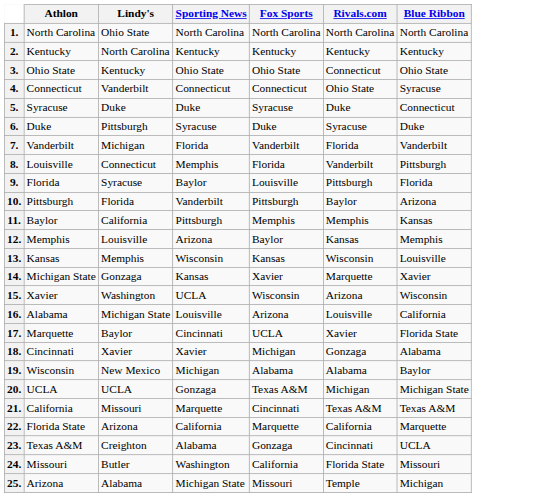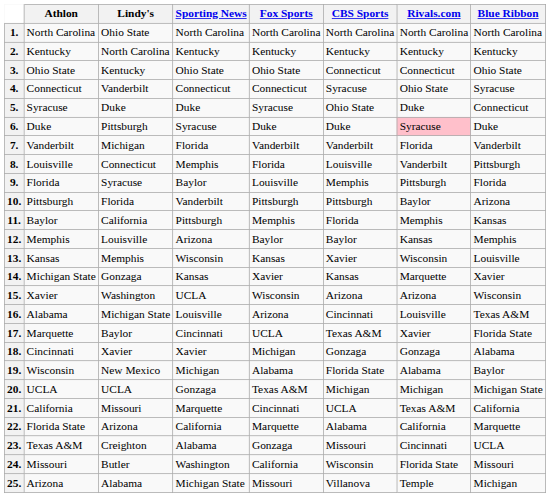+ column: (360, 14)
(346, 126) no background -> (420, 126) pink background
(423, 314) California -> (501, 314) Texas A&M
(428, 408) Texas A&M -> (497, 408) California
